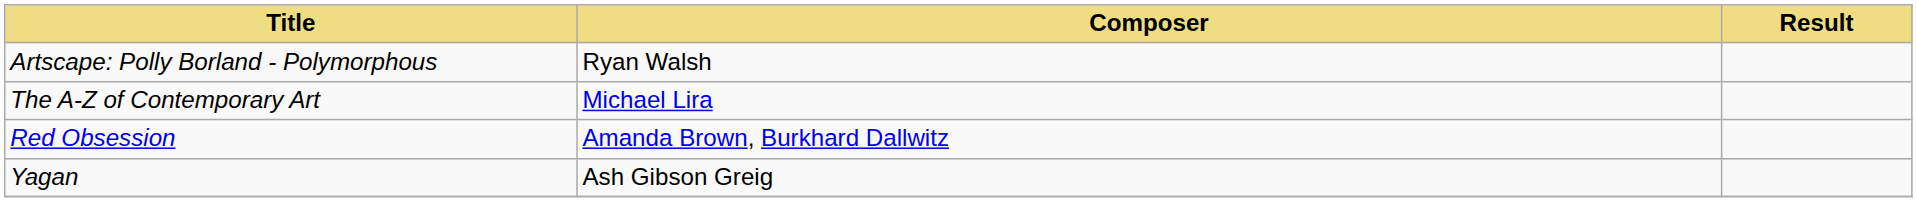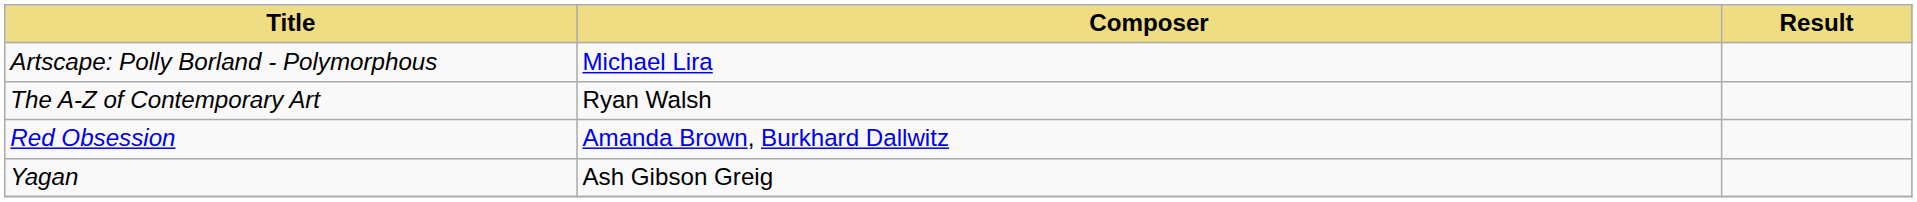(647, 61) Ryan Walsh -> (648, 61) Michael Lira
(648, 100) Michael Lira -> (647, 100) Ryan Walsh
